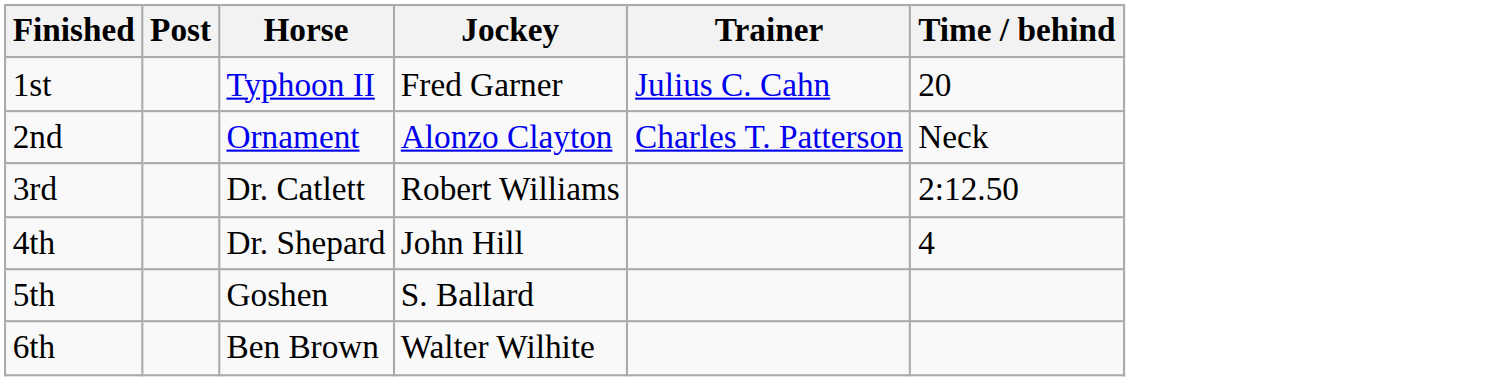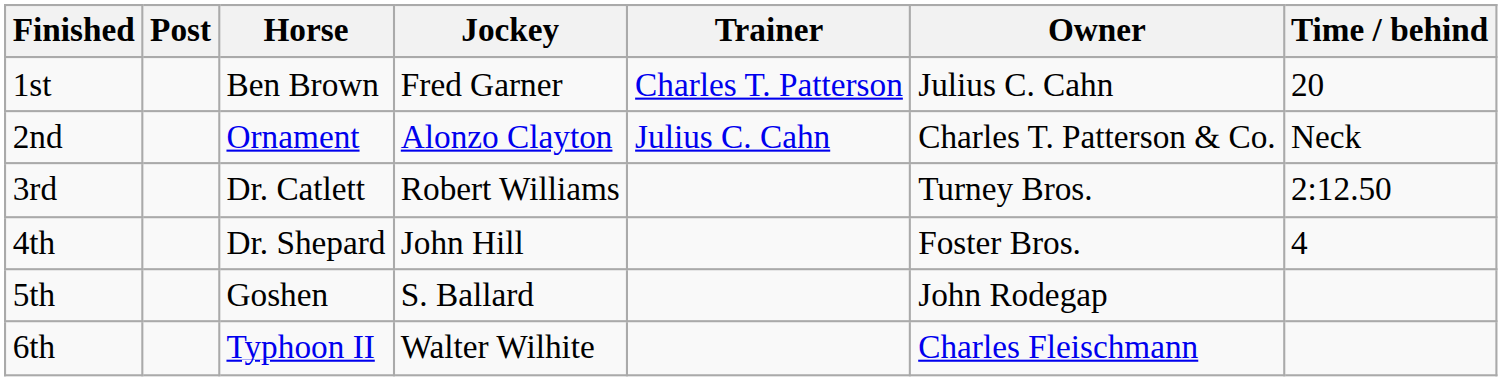+ column: (1097, 30)
(301, 83) Typhoon II -> (303, 83) Ben Brown
(733, 83) Julius C. Cahn -> (769, 83) Charles T. Patterson
(769, 136) Charles T. Patterson -> (733, 136) Julius C. Cahn
(303, 347) Ben Brown -> (301, 347) Typhoon II
